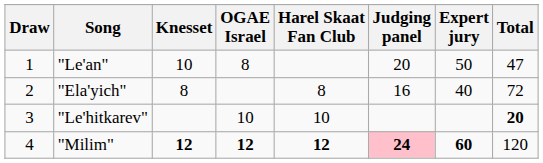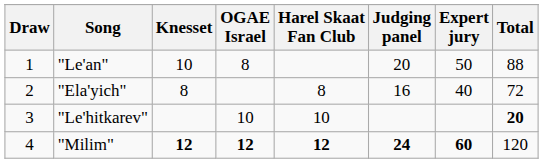(515, 63) 47 -> (515, 63) 88
(402, 144) pink background -> (402, 144) no background
